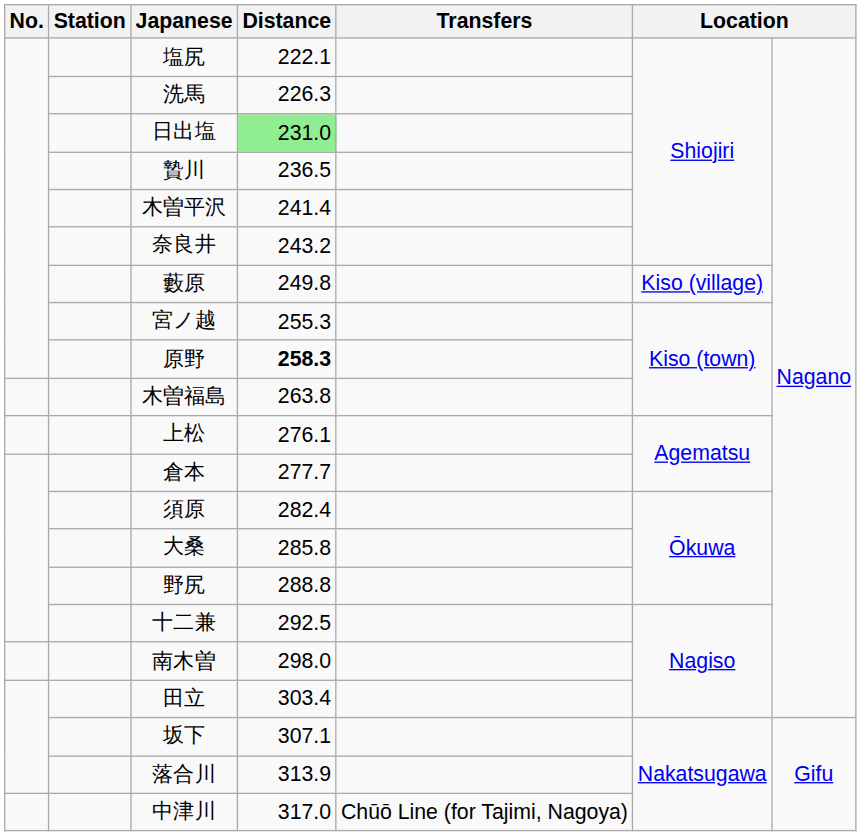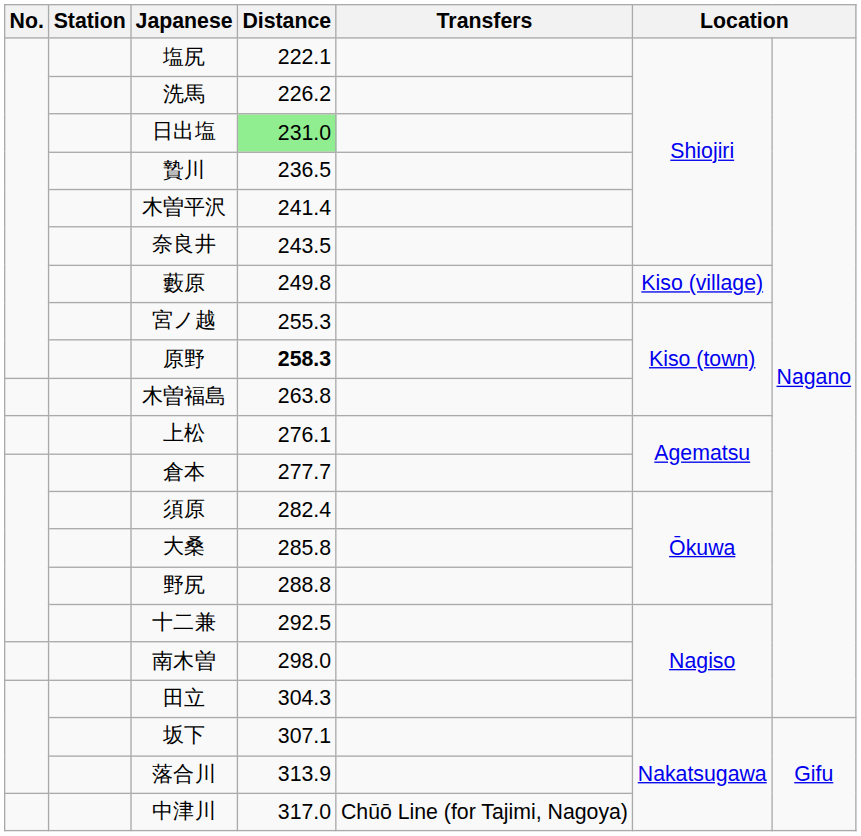(304, 94) 226.3 -> (304, 94) 226.2
(304, 245) 243.2 -> (304, 245) 243.5
(304, 698) 303.4 -> (304, 698) 304.3
